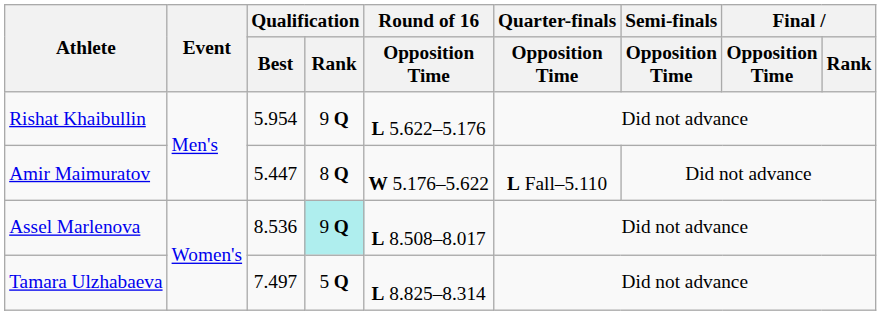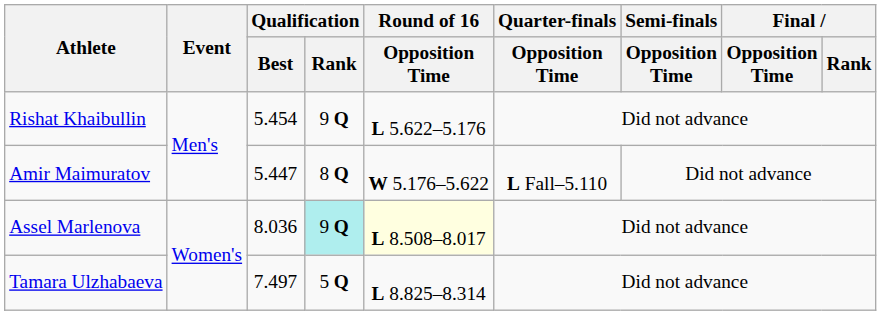(275, 118) 5.954 -> (275, 118) 5.454
(275, 227) 8.536 -> (275, 227) 8.036
(429, 239) no background -> (429, 239) lightyellow background
